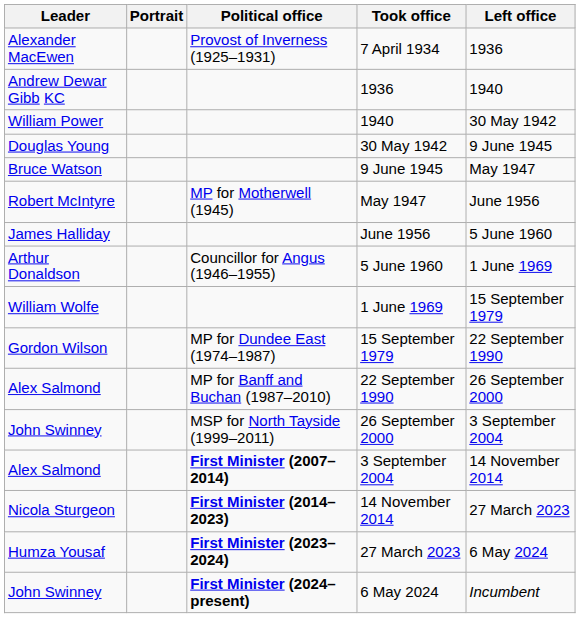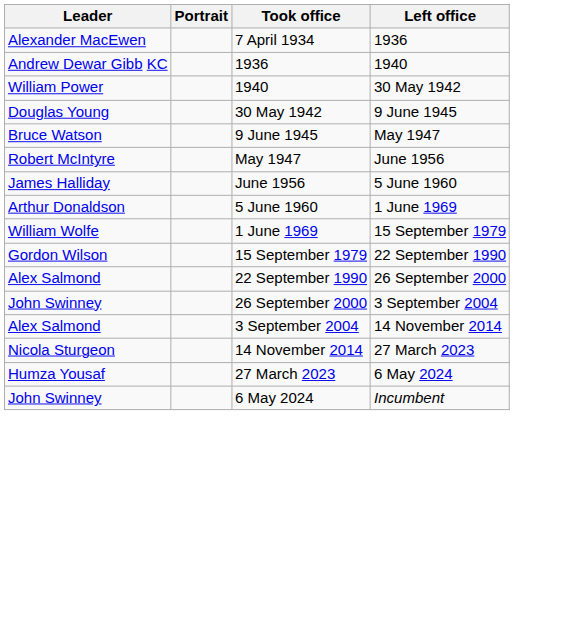- column: (272, 16)
